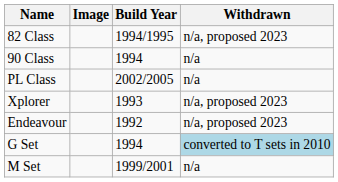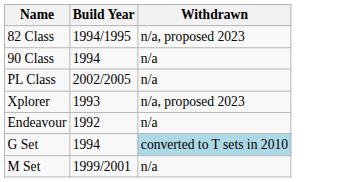- column: (91, 15)
(235, 123) n/a, proposed 2023 -> (149, 123) n/a
